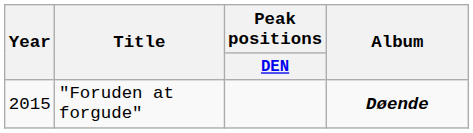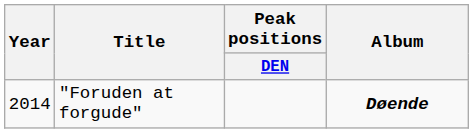(30, 104) 2015 -> (30, 104) 2014
